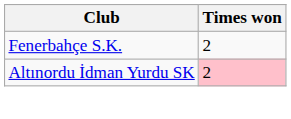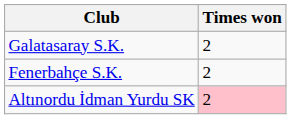+ row: (66, 45)
